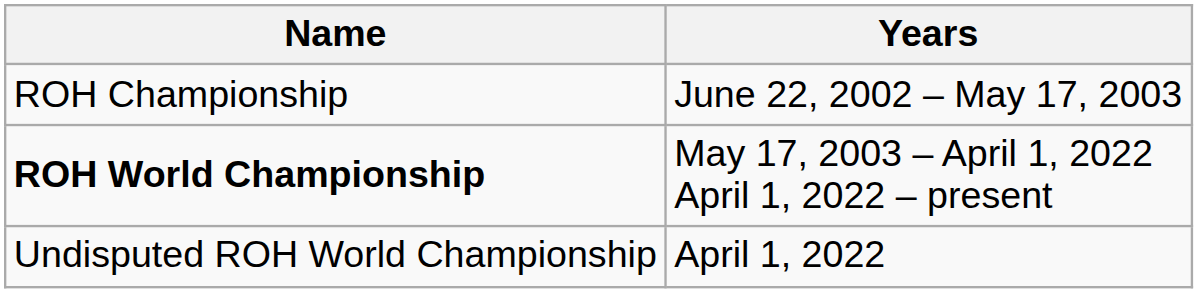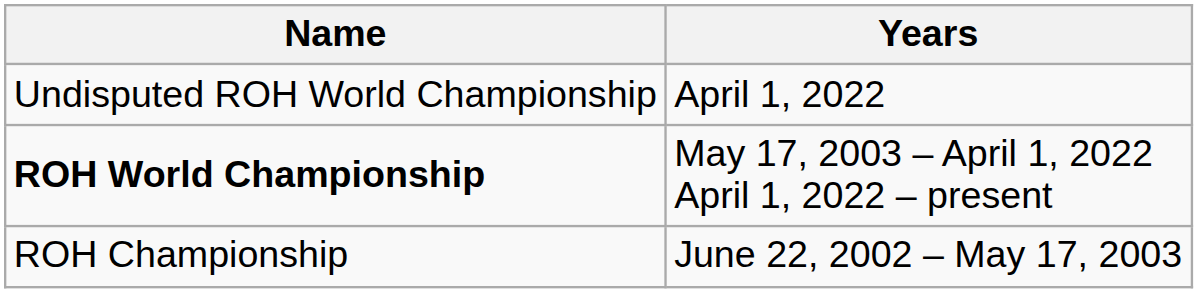rows swapped: (181, 93) <-> (335, 255)
